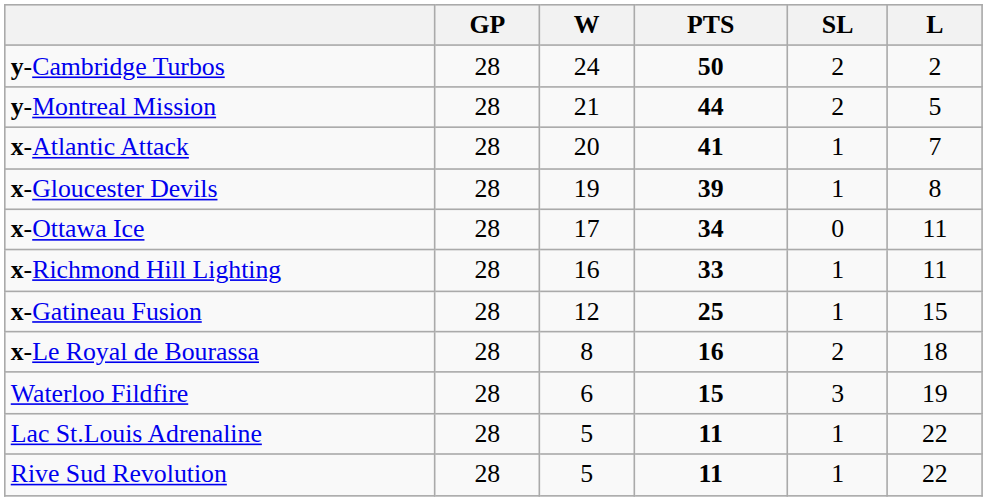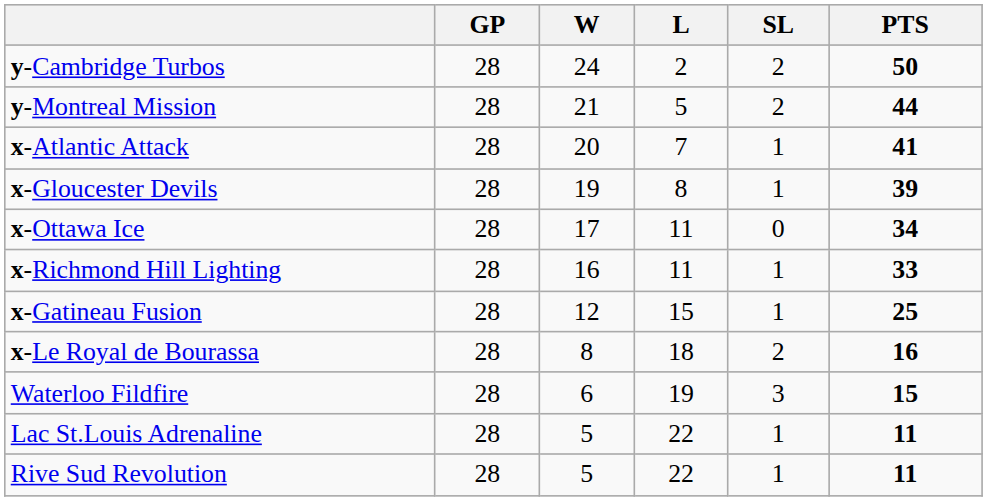columns swapped: (935, 24) <-> (711, 24)
